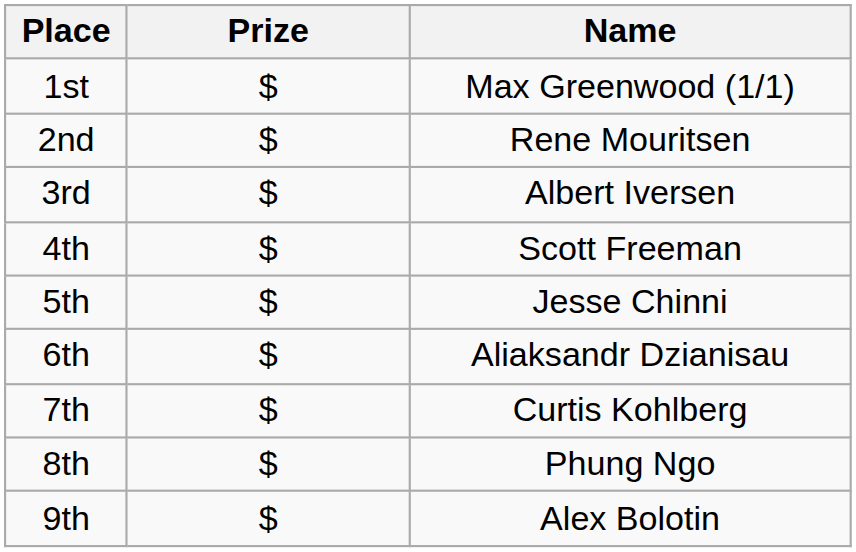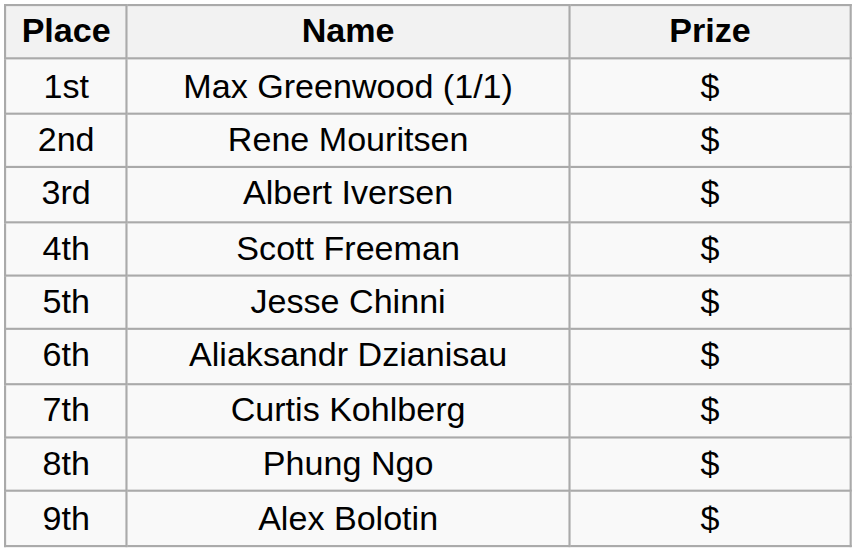columns swapped: (630, 31) <-> (268, 31)
